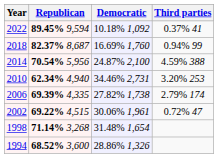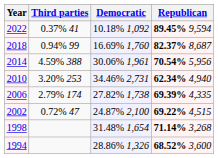columns swapped: (60, 12) <-> (183, 12)
(122, 62) 24.87% 2,100 -> (121, 62) 30.06% 1,961
(122, 112) 30.06% 1,961 -> (121, 112) 24.87% 2,100
